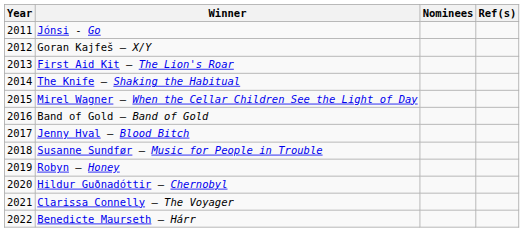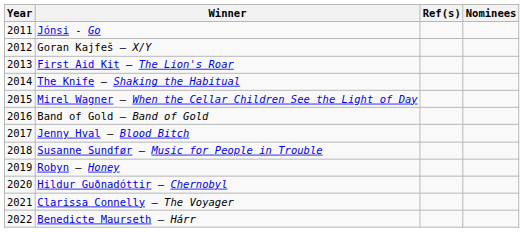columns swapped: (448, 13) <-> (497, 13)
